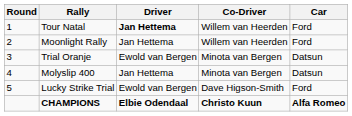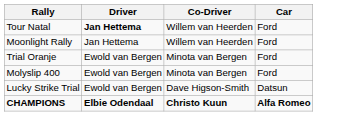- column: (22, 12)
(307, 57) Datsun -> (267, 57) Ford
(146, 73) Jan Hettema -> (123, 73) Ewold van Bergen
(307, 73) Datsun -> (267, 73) Ford
(302, 88) Ford -> (272, 88) Datsun
